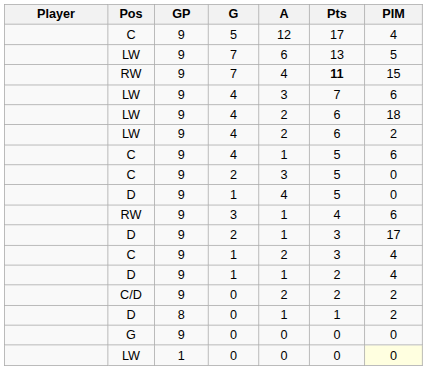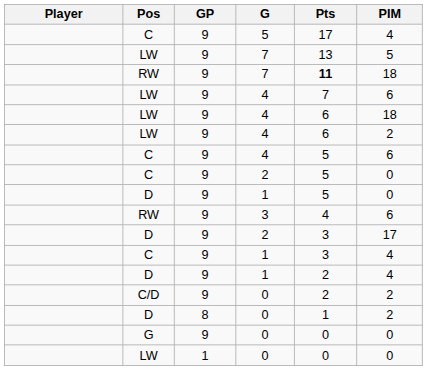- column: (284, 14)
(394, 74) 15 -> (390, 74) 18
(394, 355) lightyellow background -> (390, 355) no background
